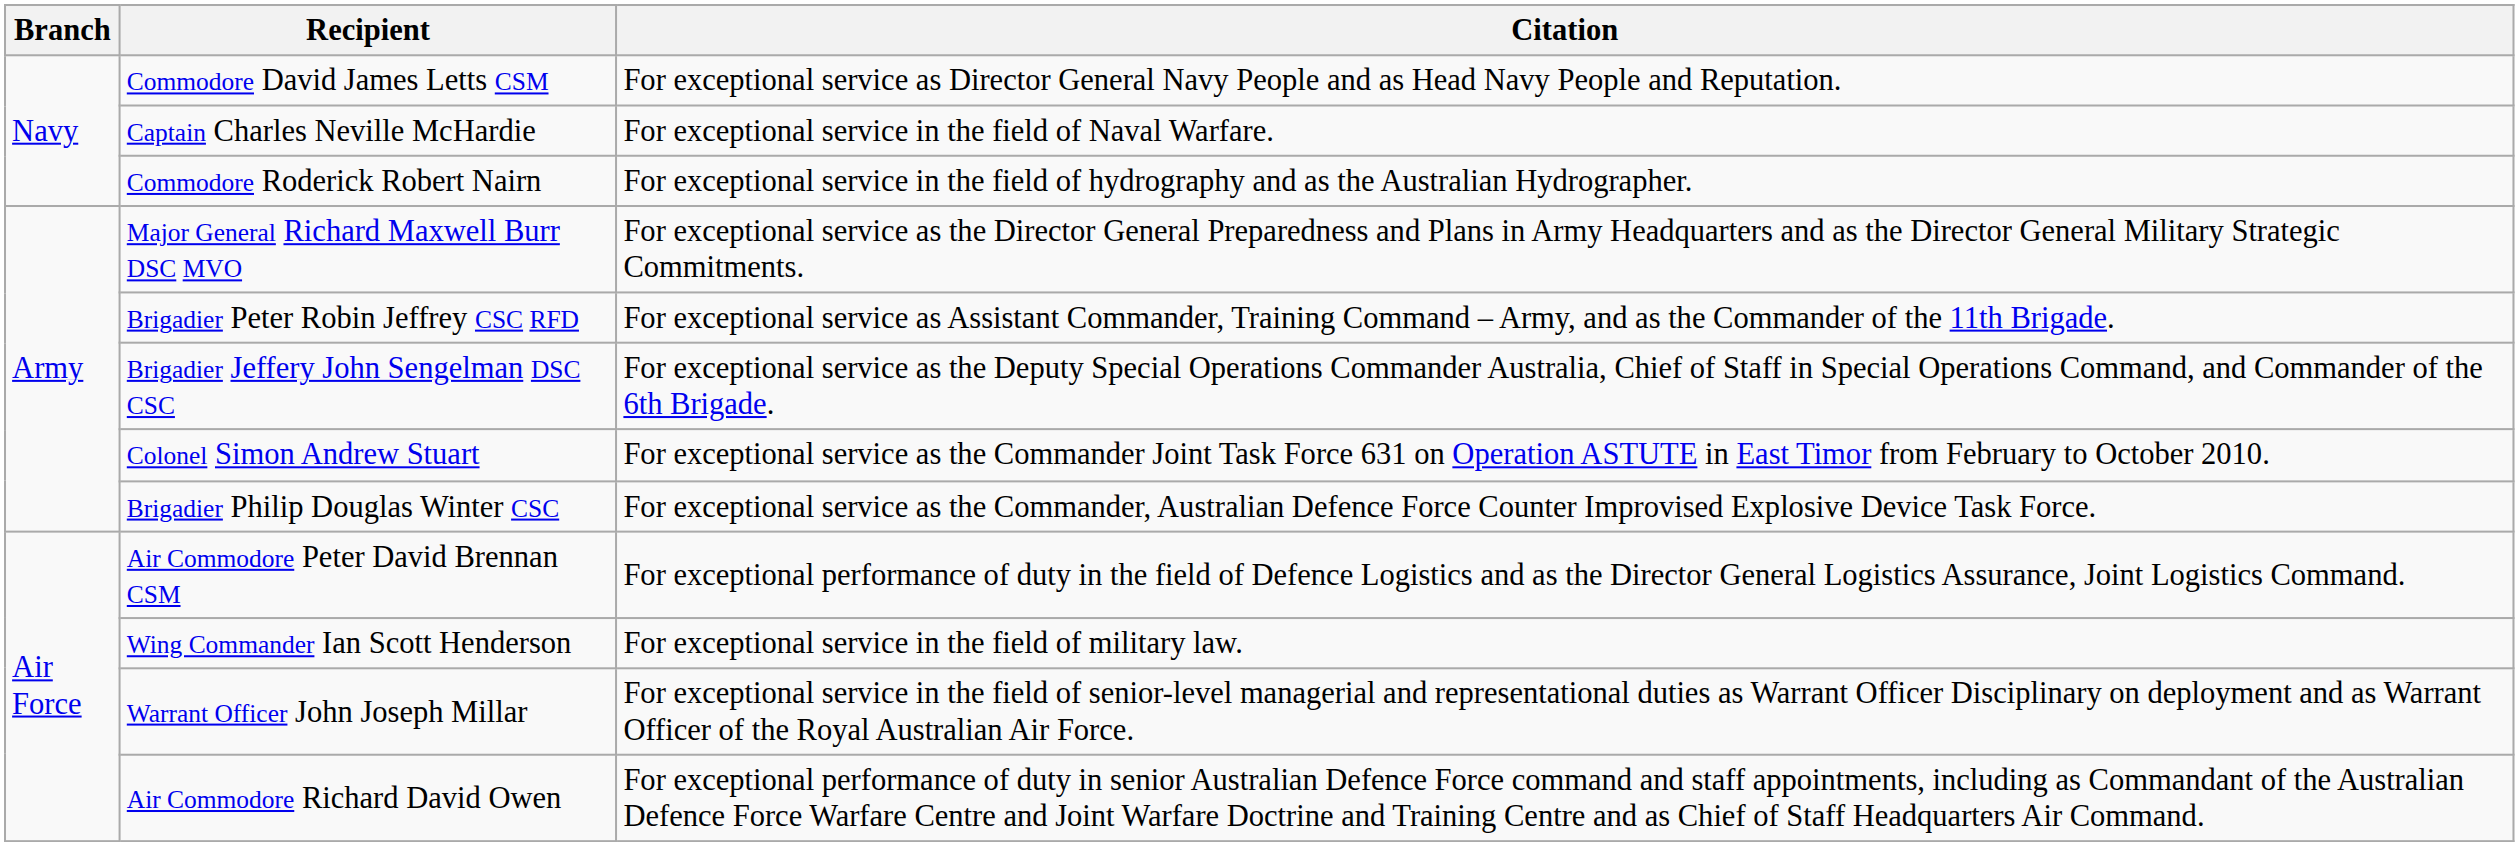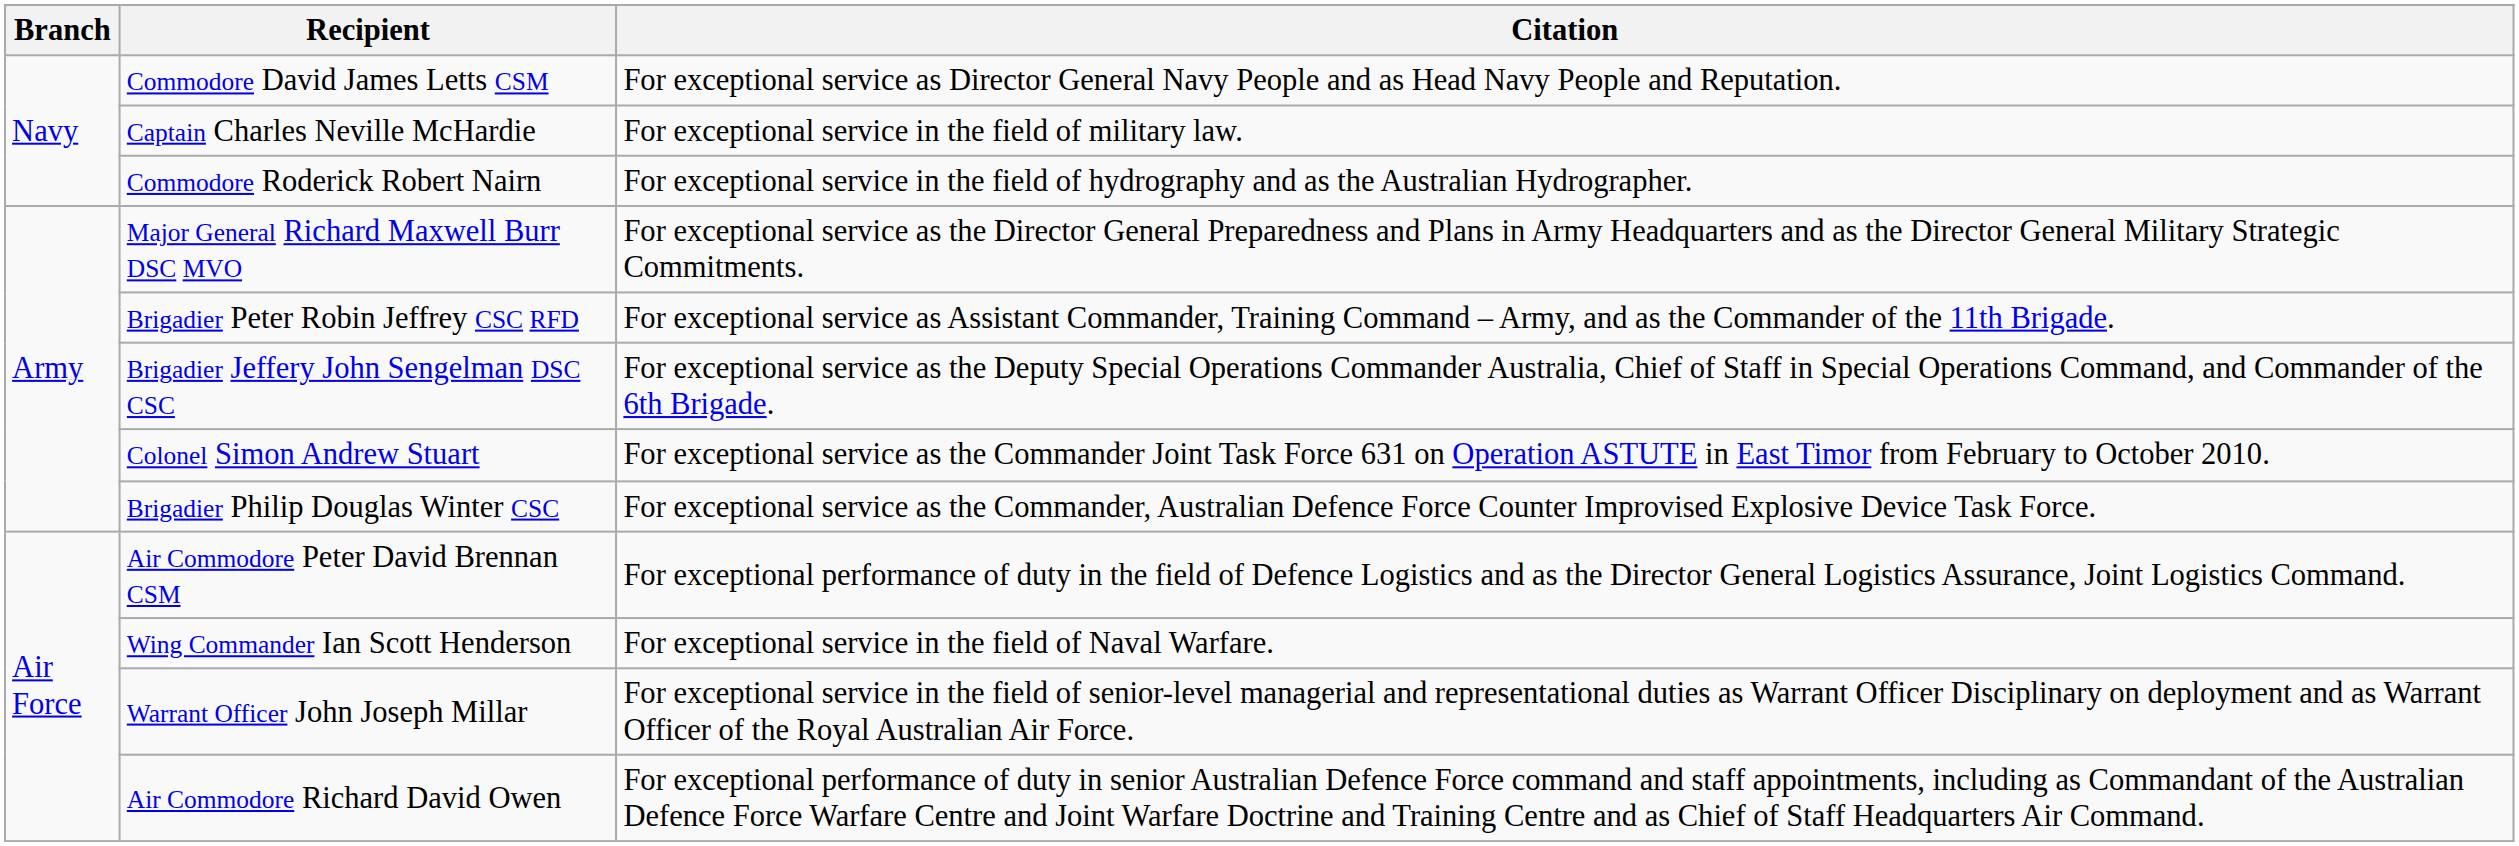(949, 130) For exceptional service in the field of Naval Warfare. -> (933, 130) For exceptional service in the field of military law.
(933, 642) For exceptional service in the field of military law. -> (949, 642) For exceptional service in the field of Naval Warfare.
